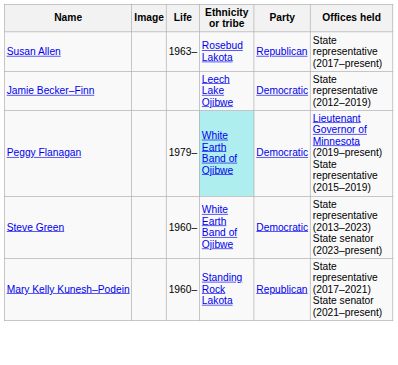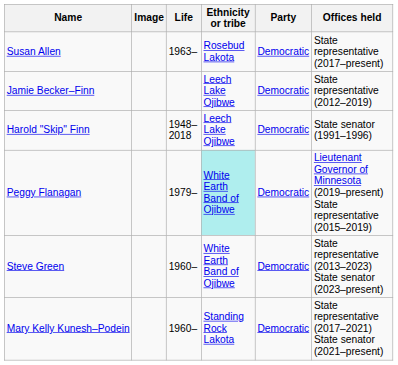(282, 51) Republican -> (283, 51) Democratic
+ row: (48, 130)
(282, 289) Republican -> (283, 328) Democratic
